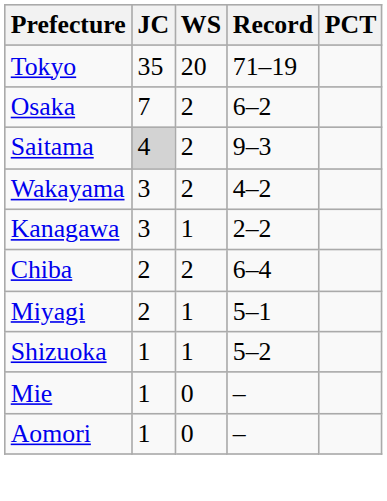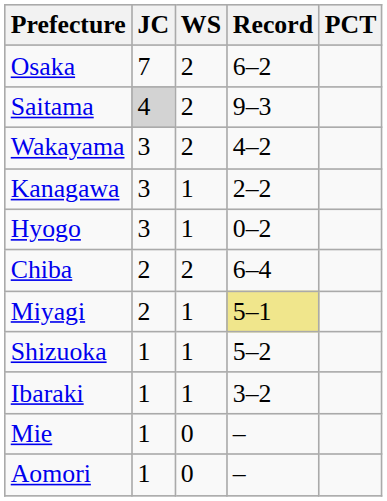- row: (43, 65)
+ row: (46, 229)
(252, 310) no background -> (252, 310) khaki background
+ row: (47, 392)
